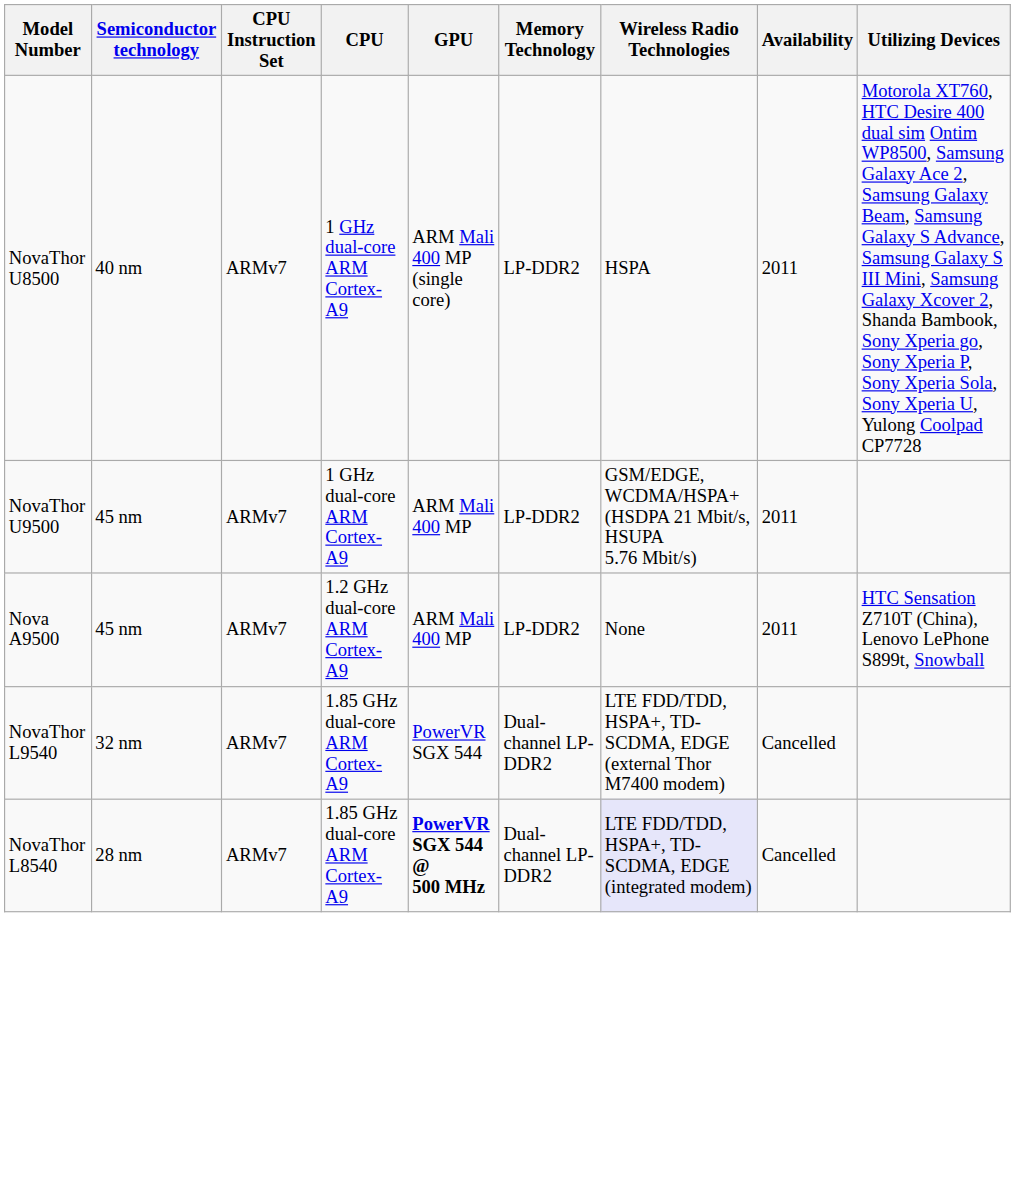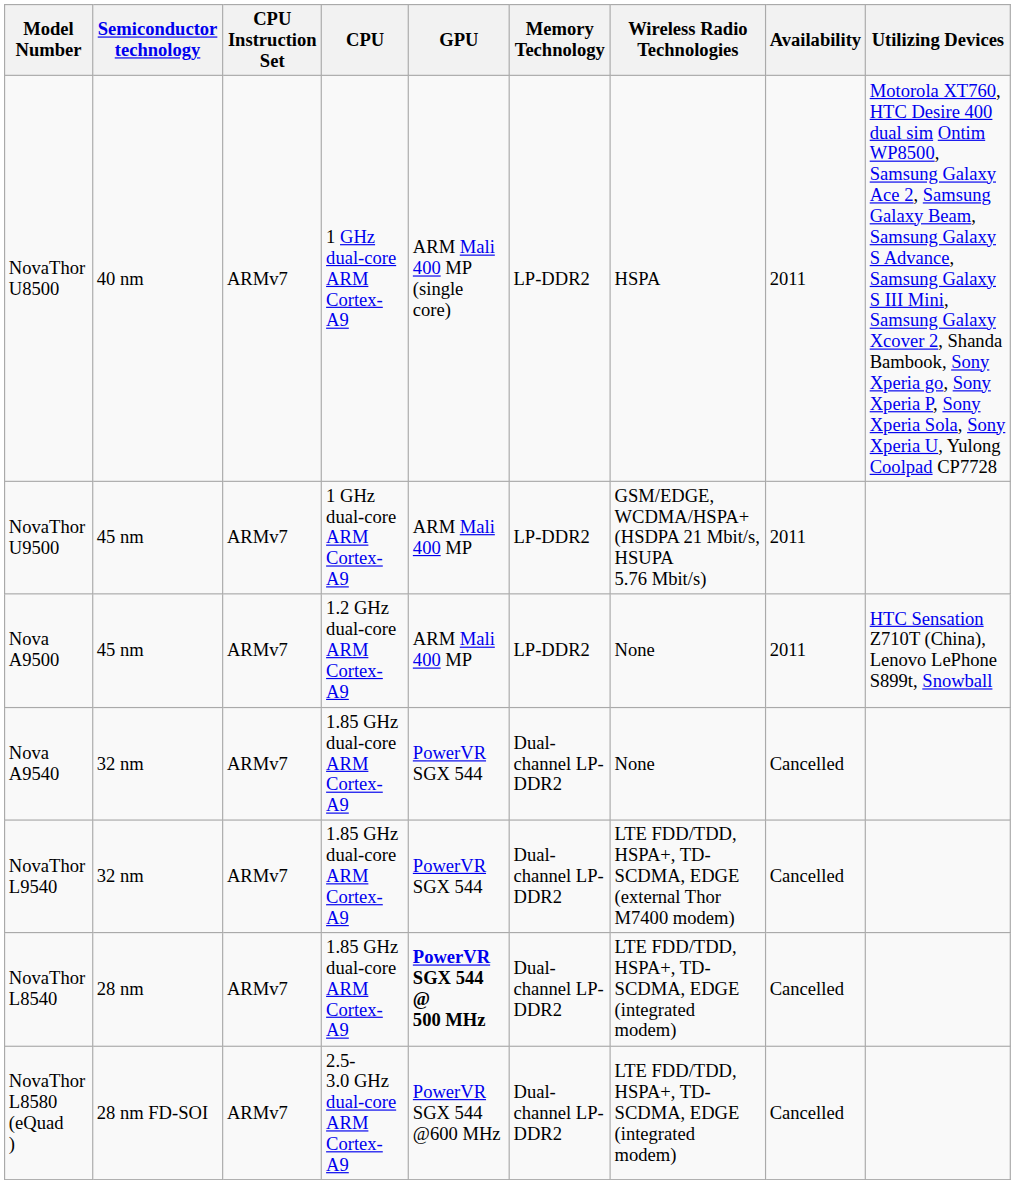+ row: (34, 763)
(678, 855) lavender background -> (677, 989) no background
+ row: (47, 1112)
